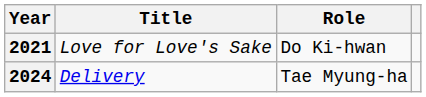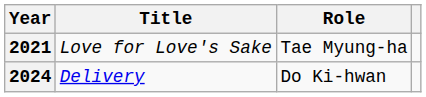(333, 48) Do Ki-hwan -> (344, 48) Tae Myung-ha
(344, 77) Tae Myung-ha -> (333, 77) Do Ki-hwan
